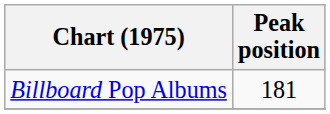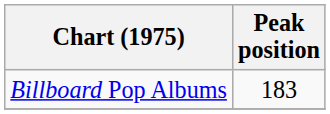(279, 89) 181 -> (279, 89) 183
